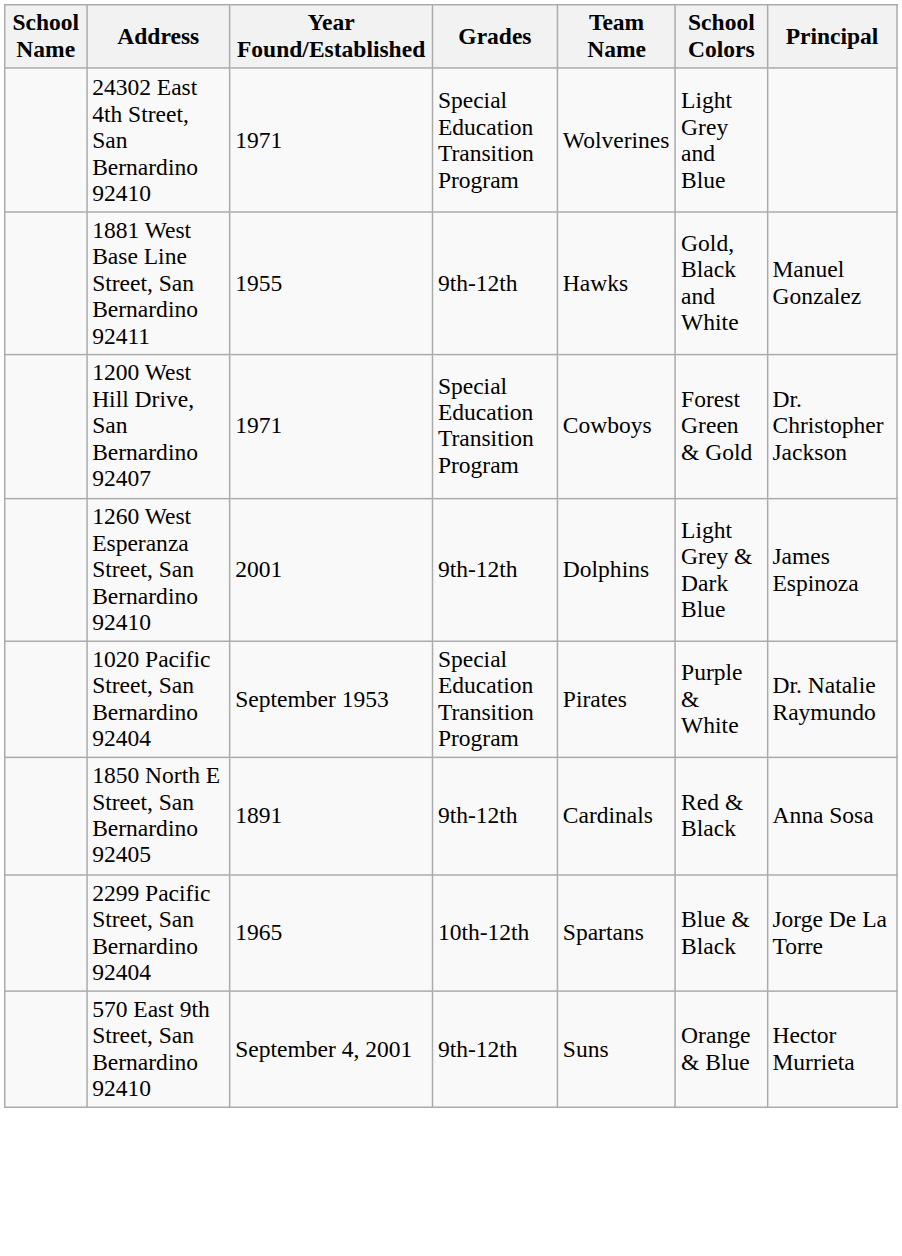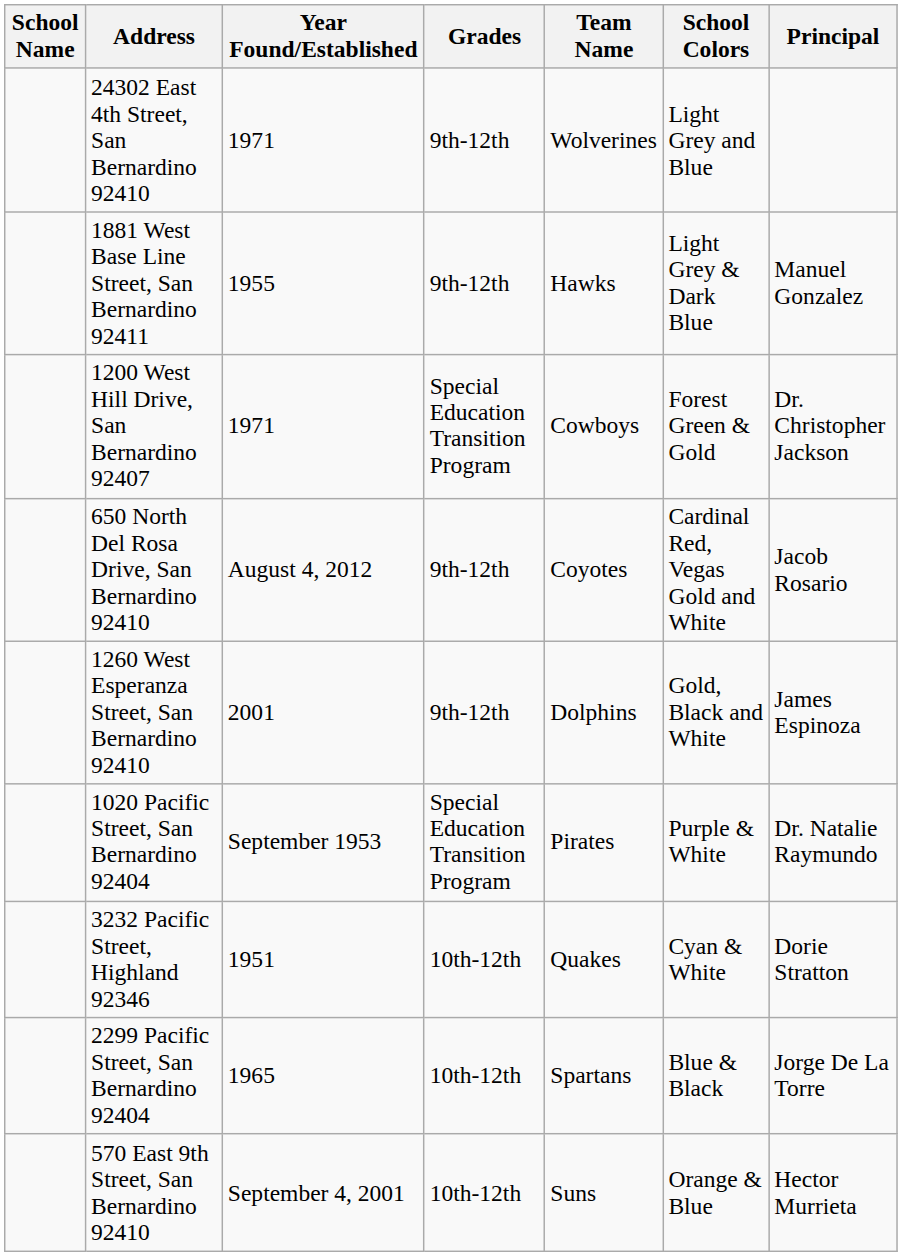(486, 139) Special Education Transition Program -> (470, 139) 9th-12th
(710, 282) Gold, Black and White -> (704, 282) Light Grey & Dark Blue
+ row: (144, 569)
(717, 569) Light Grey & Dark Blue -> (716, 712) Gold, Black and White
+ row: (150, 958)
- row: (156, 815)
(478, 1049) 9th-12th -> (475, 1192) 10th-12th
